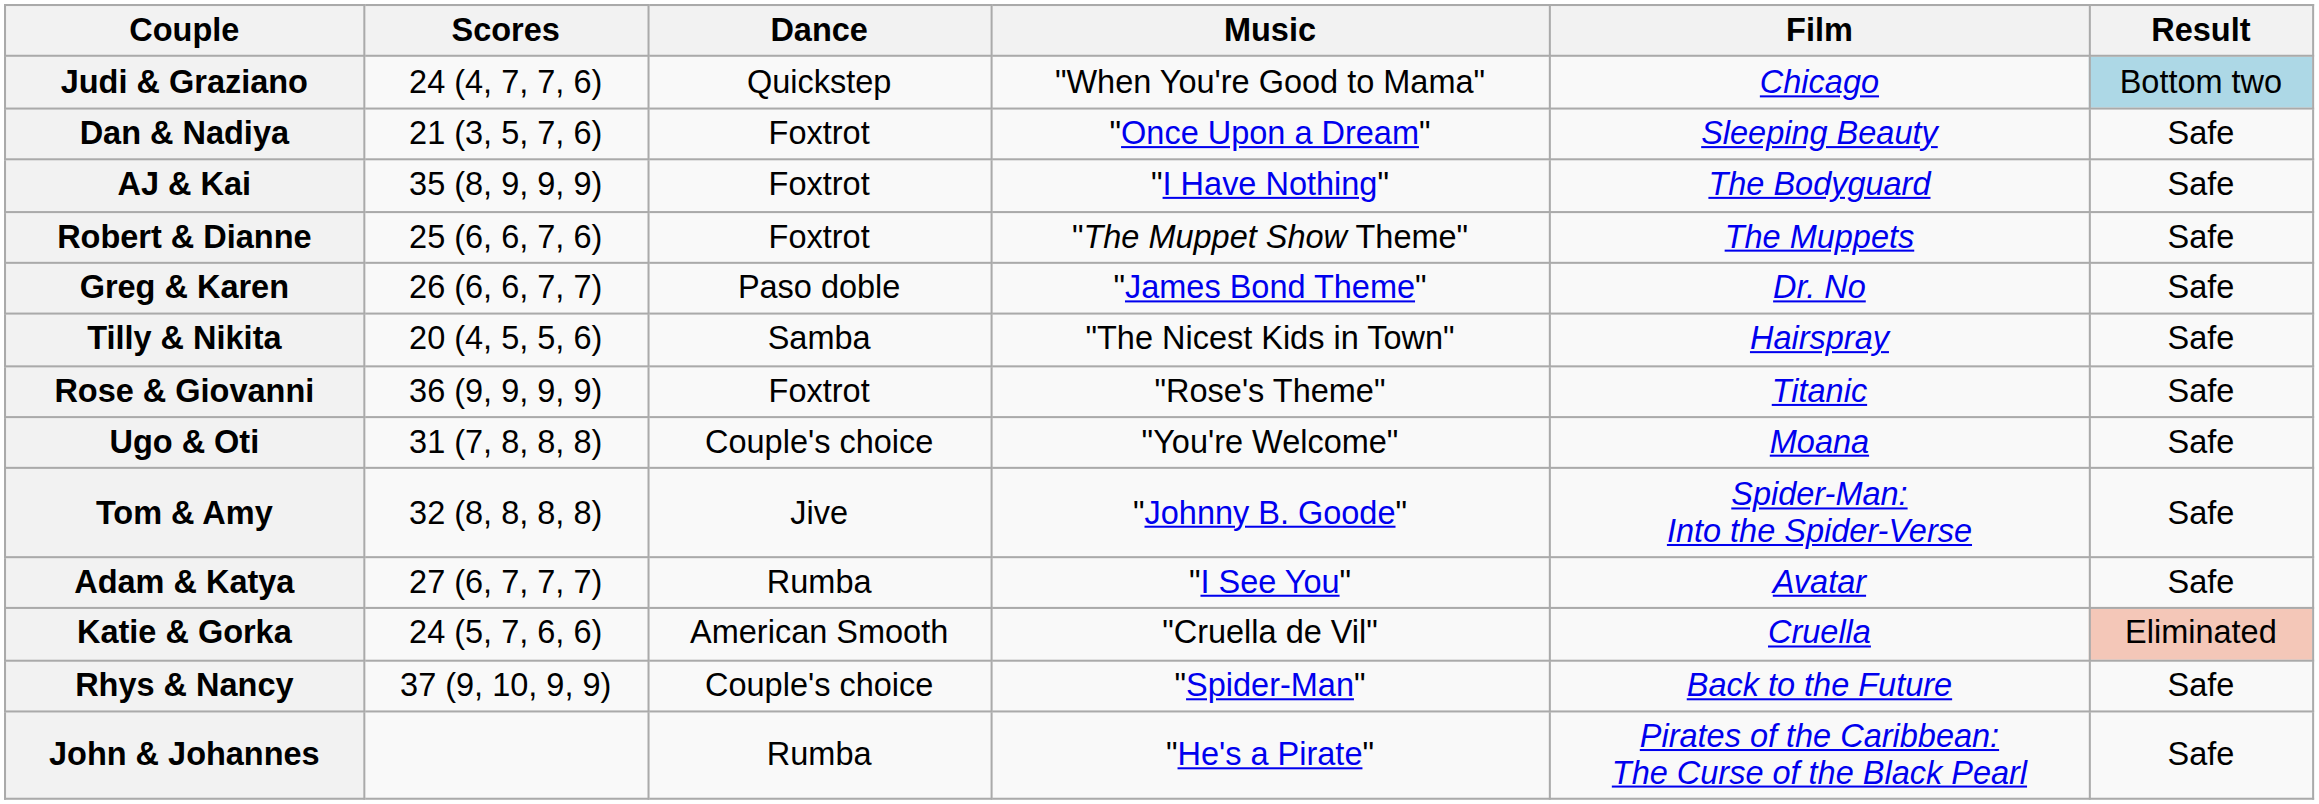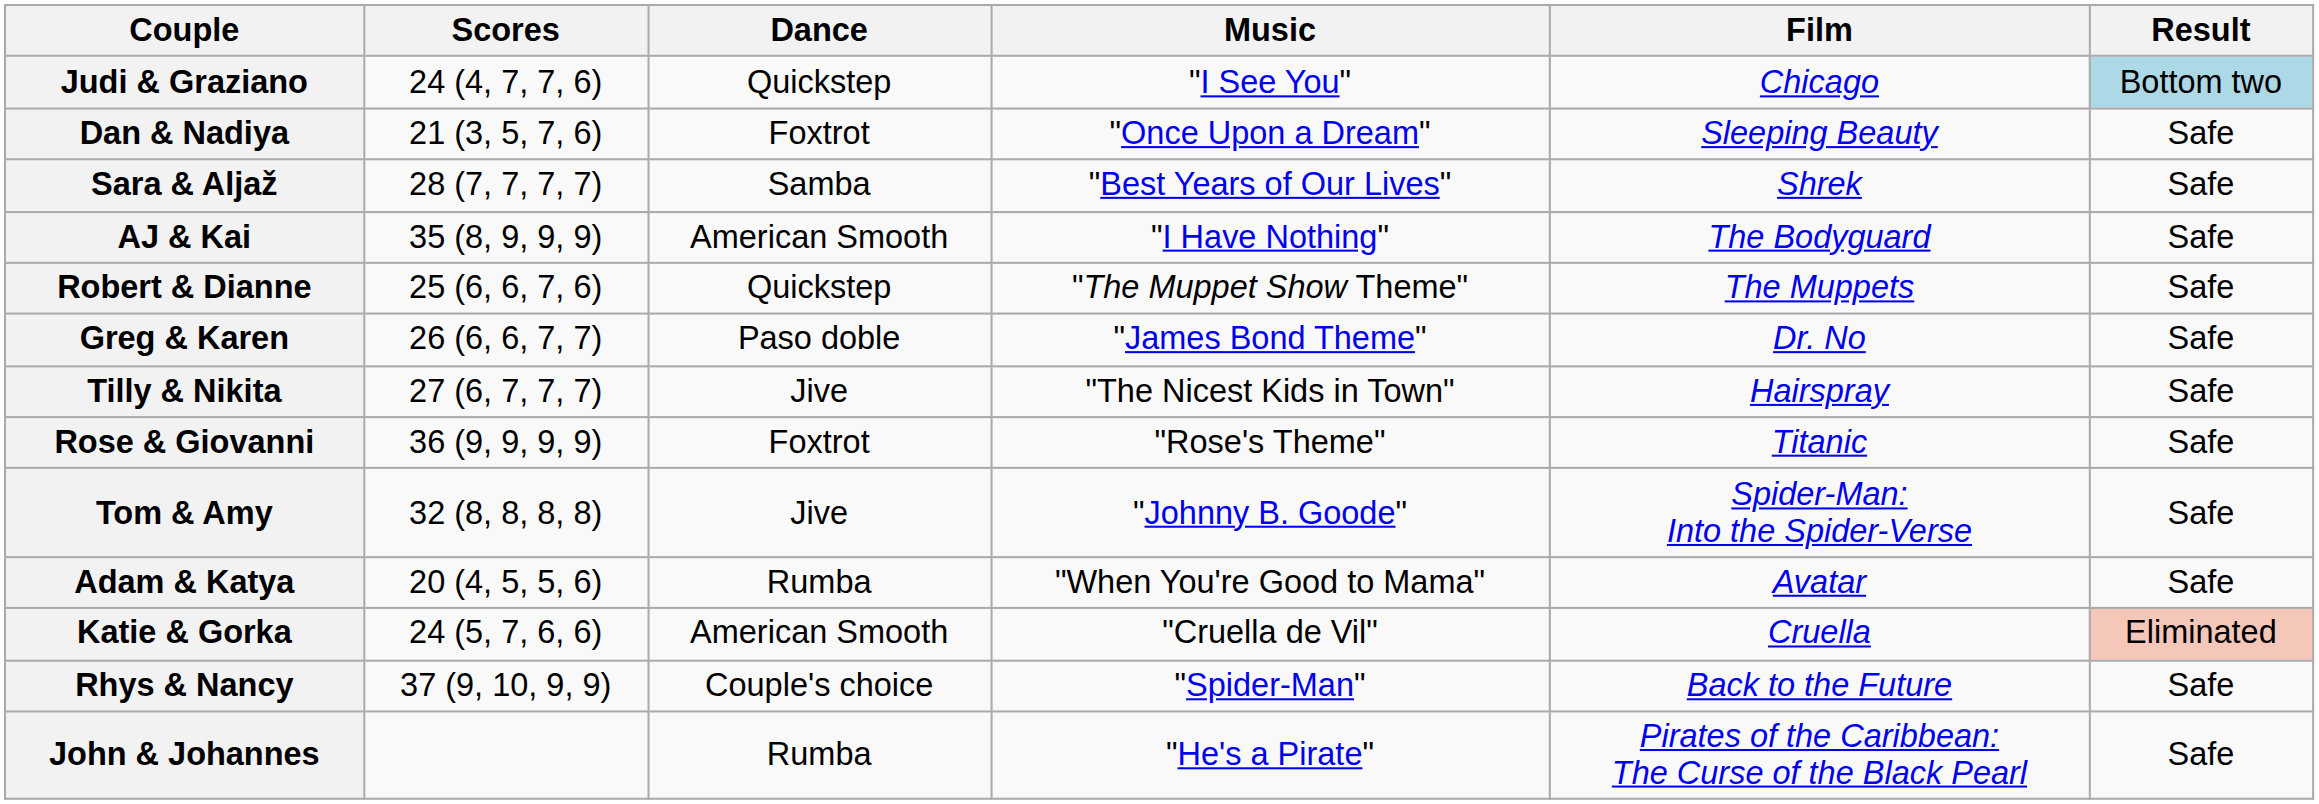(1270, 81) "When You're Good to Mama" -> (1270, 81) "I See You"
+ row: (184, 184)
(819, 184) Foxtrot -> (819, 236) American Smooth
(819, 236) Foxtrot -> (819, 287) Quickstep
(506, 339) 20 (4, 5, 5, 6) -> (506, 390) 27 (6, 7, 7, 7)
(819, 339) Samba -> (819, 390) Jive
- row: (184, 442)
(506, 581) 27 (6, 7, 7, 7) -> (506, 581) 20 (4, 5, 5, 6)
(1270, 581) "I See You" -> (1270, 581) "When You're Good to Mama"
